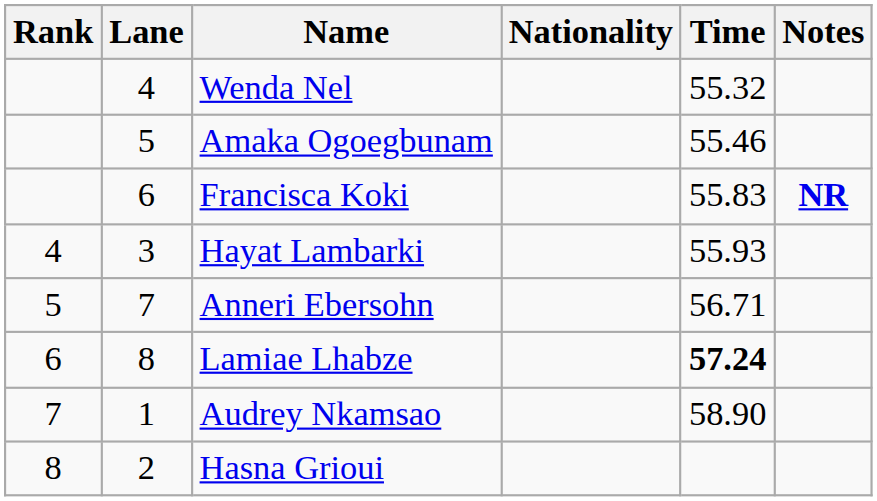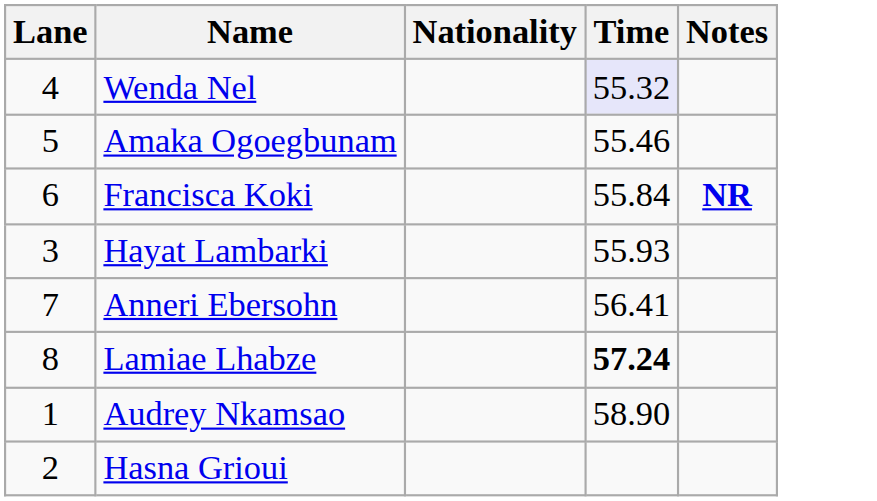- column: (53, 31)
(728, 86) no background -> (631, 86) lavender background
(728, 195) 55.83 -> (631, 195) 55.84
(728, 304) 56.71 -> (631, 304) 56.41
